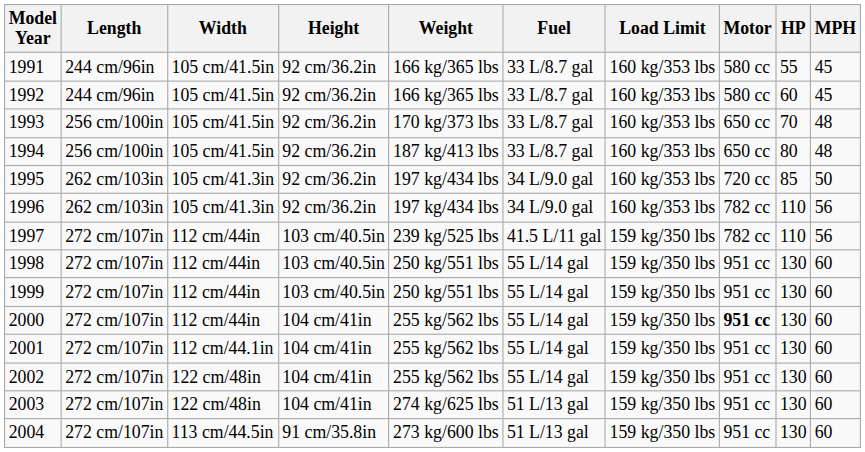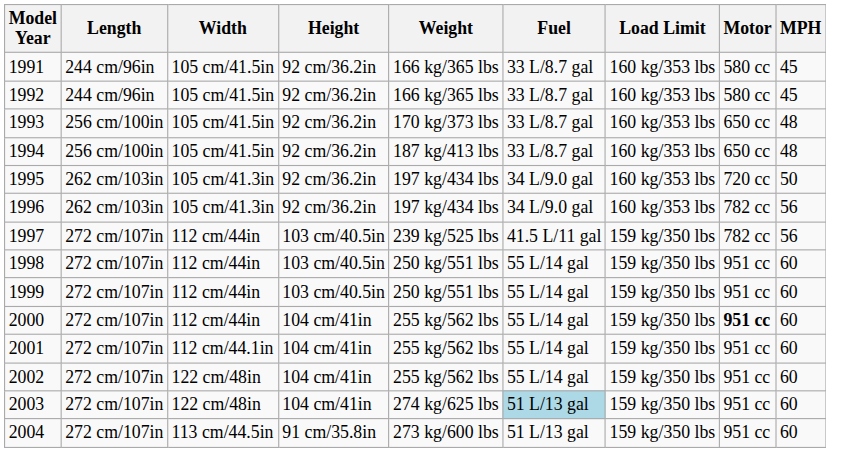- column: (793, 28)
(548, 404) no background -> (548, 404) lightblue background
